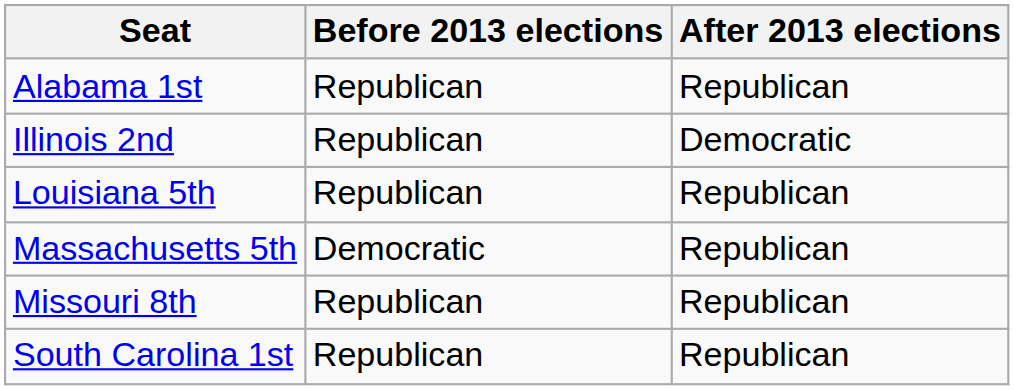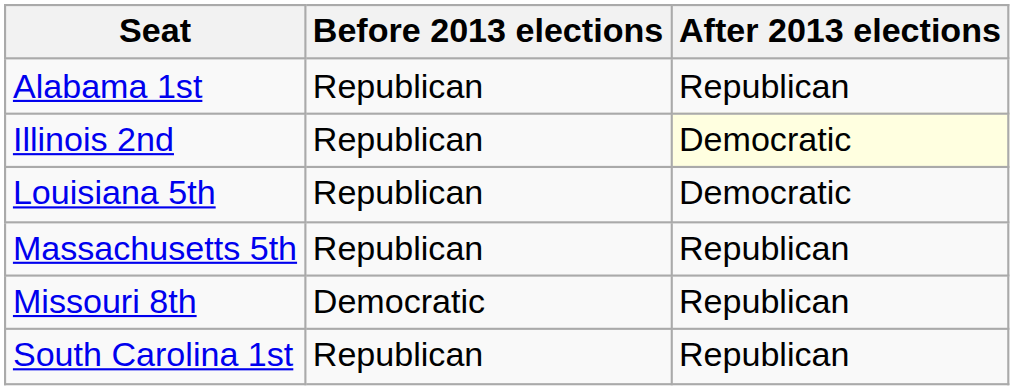(765, 139) no background -> (765, 139) lightyellow background
(764, 193) Republican -> (765, 193) Democratic
(399, 247) Democratic -> (398, 247) Republican
(398, 301) Republican -> (399, 301) Democratic
